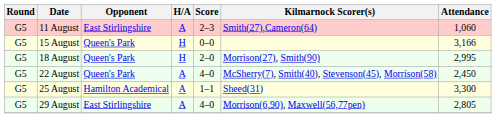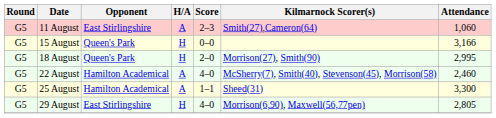(109, 74) Queen's Park -> (126, 74) Hamilton Academical
(465, 74) 2,450 -> (465, 74) 2,460
(182, 105) A -> (182, 105) H
